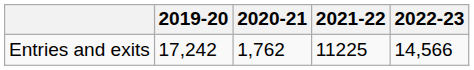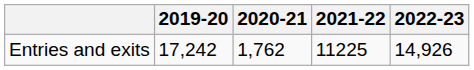(424, 49) 14,566 -> (424, 49) 14,926
